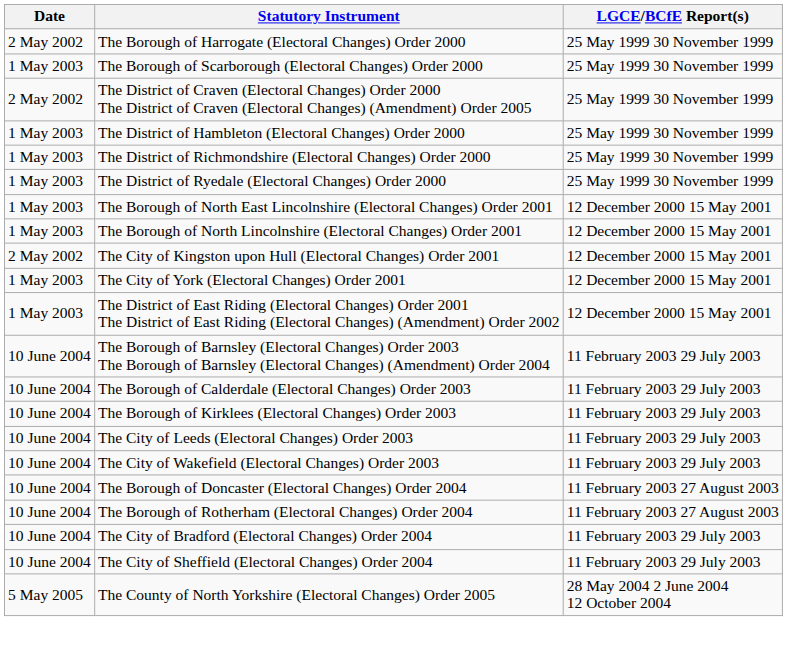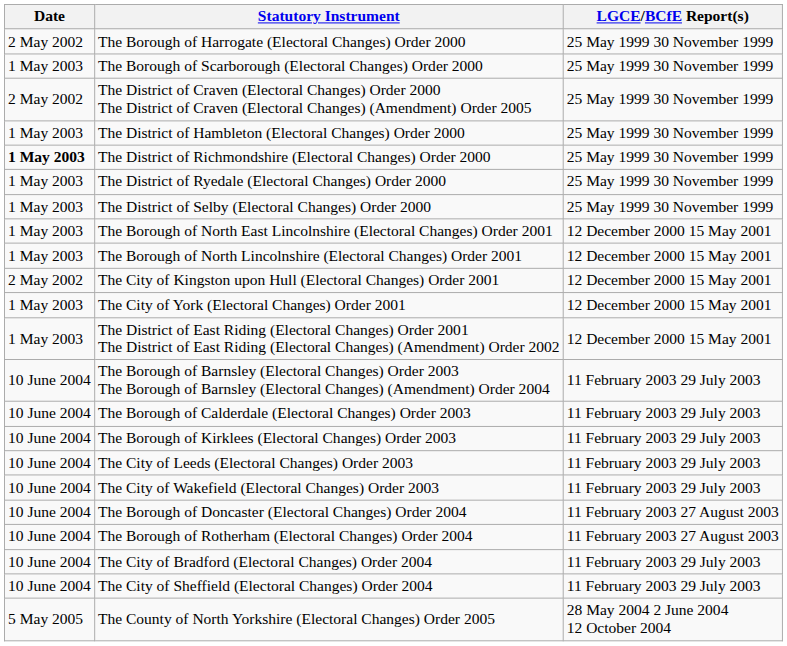(46, 157) normal -> (46, 157) bold
+ row: (265, 206)
